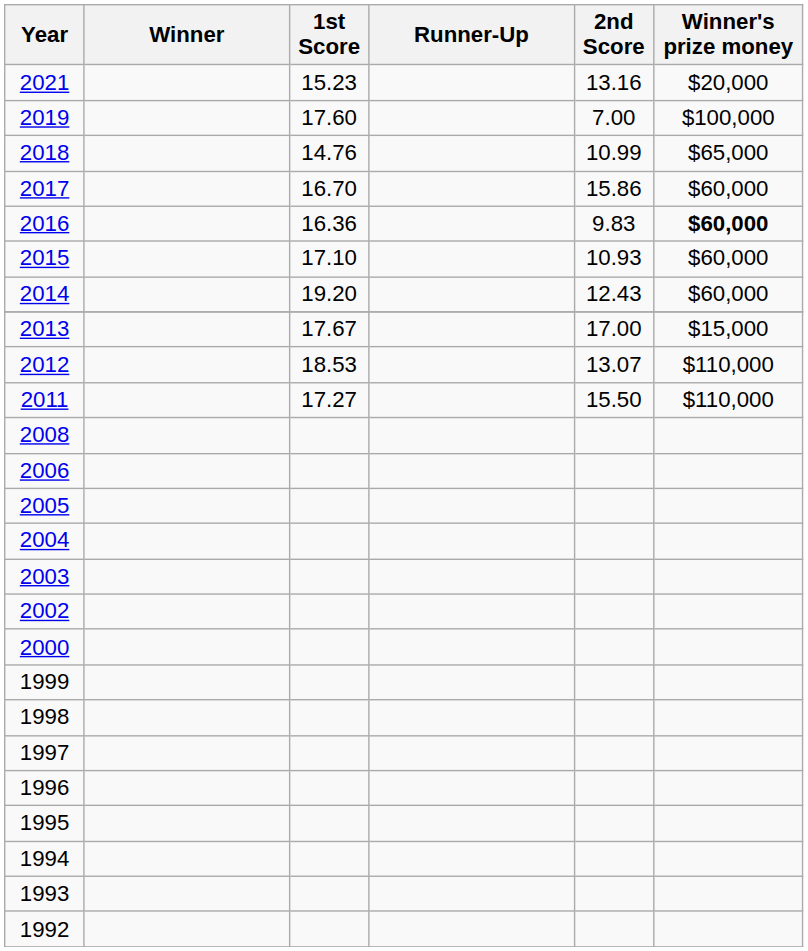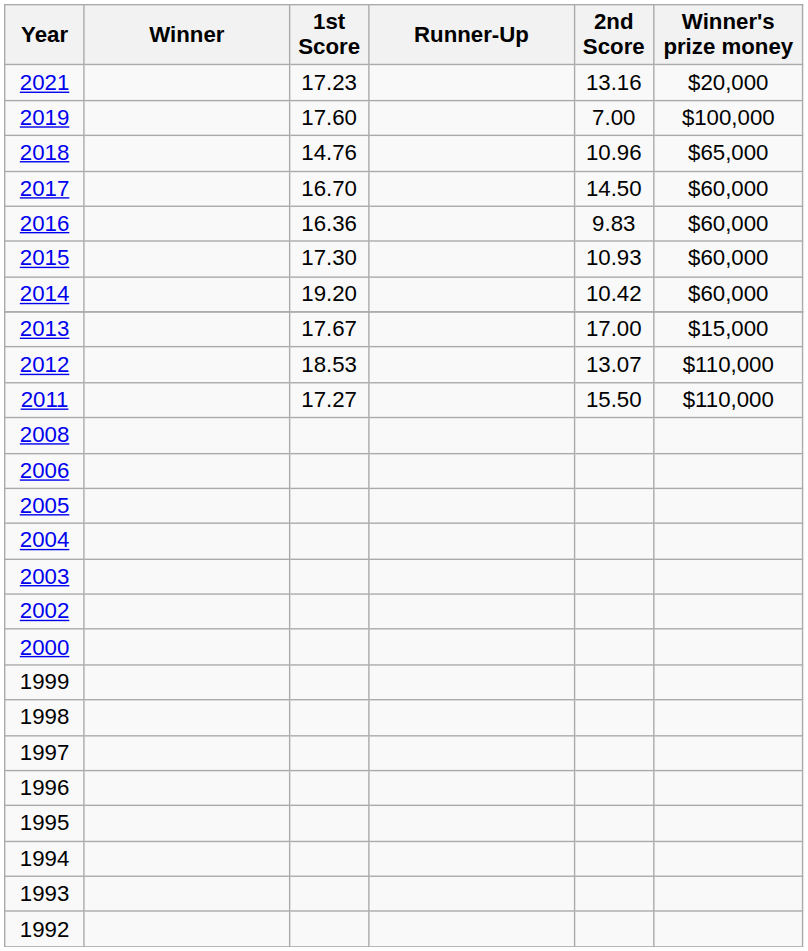(329, 82) 15.23 -> (329, 82) 17.23
(614, 152) 10.99 -> (614, 152) 10.96
(614, 188) 15.86 -> (614, 188) 14.50
(728, 223) bold -> (728, 223) normal
(329, 258) 17.10 -> (329, 258) 17.30
(614, 294) 12.43 -> (614, 294) 10.42
